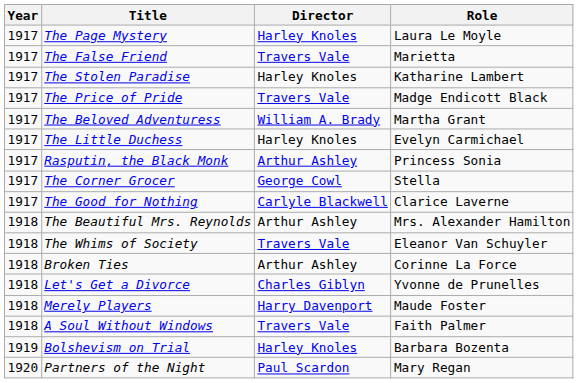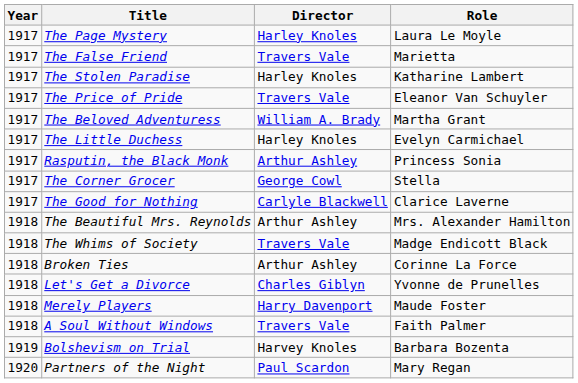(471, 98) Madge Endicott Black -> (471, 98) Eleanor Van Schuyler
(471, 243) Eleanor Van Schuyler -> (471, 243) Madge Endicott Black
(307, 347) Harley Knoles -> (307, 347) Harvey Knoles
